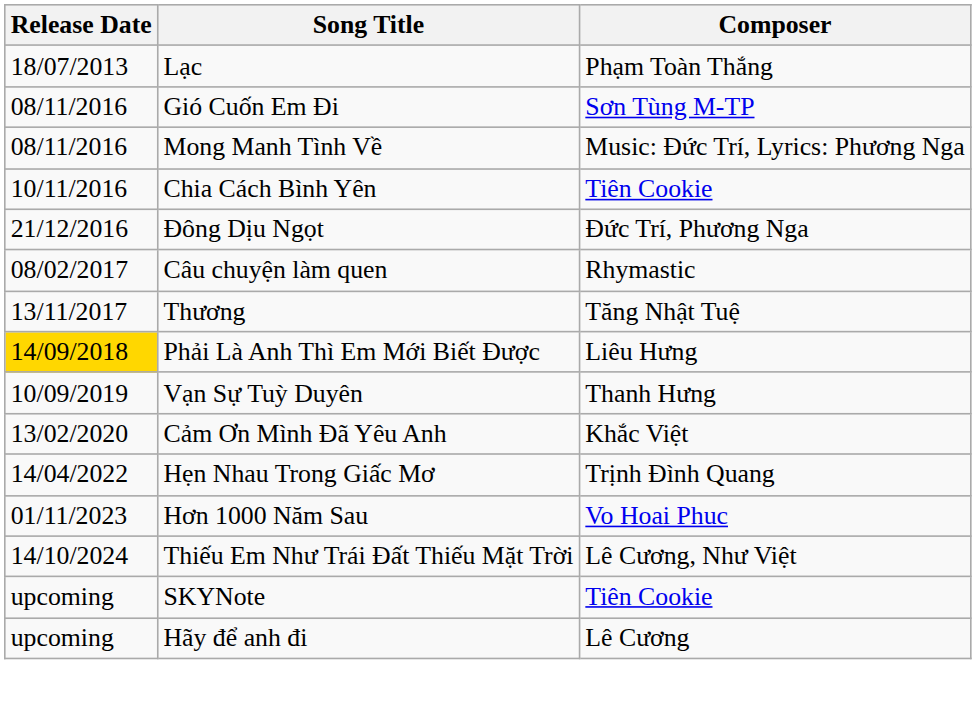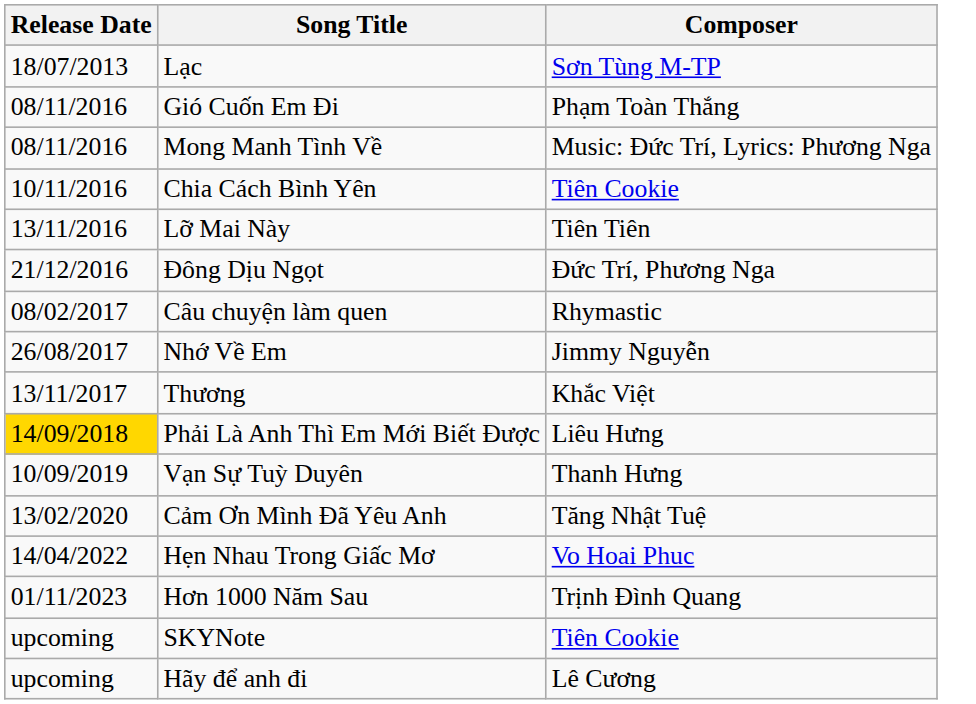(679, 65) Phạm Toàn Thắng -> (636, 65) Sơn Tùng M-TP
(670, 106) Sơn Tùng M-TP -> (645, 106) Phạm Toàn Thắng
+ row: (227, 229)
+ row: (225, 351)
(663, 310) Tăng Nhật Tuệ -> (603, 392) Khắc Việt
(637, 433) Khắc Việt -> (629, 515) Tăng Nhật Tuệ
(680, 474) Trịnh Đình Quang -> (623, 556) Vo Hoai Phuc
(657, 515) Vo Hoai Phuc -> (646, 596) Trịnh Đình Quang
- row: (368, 556)
